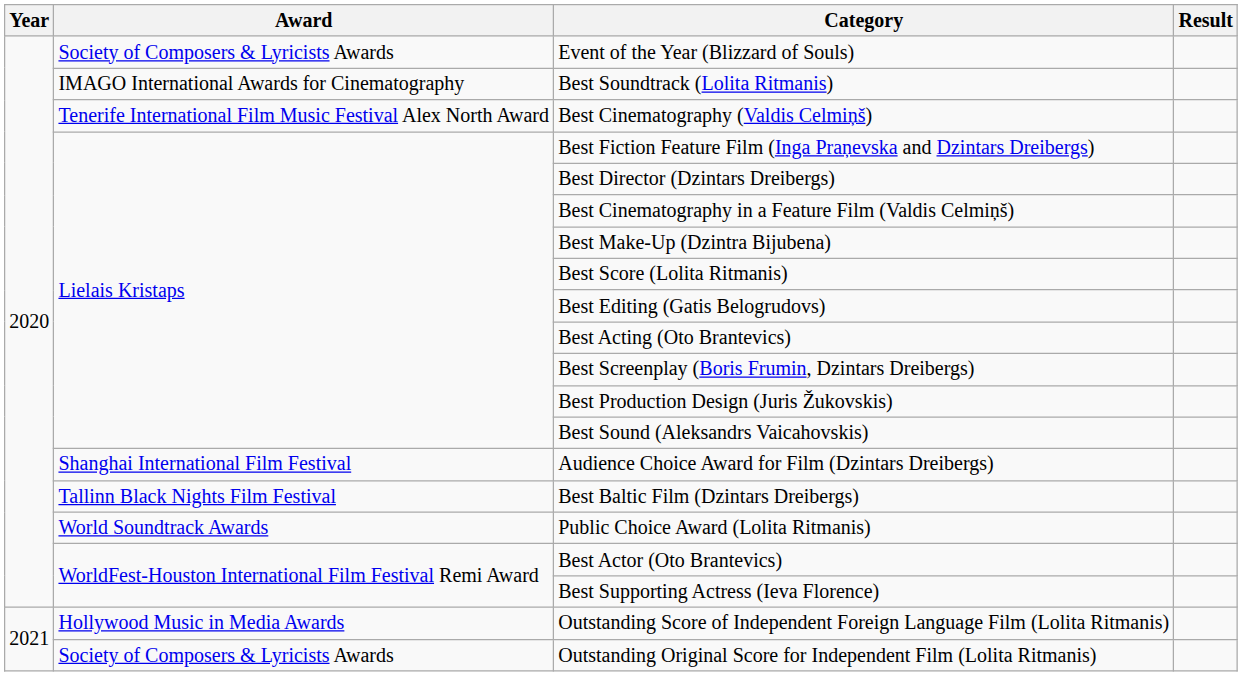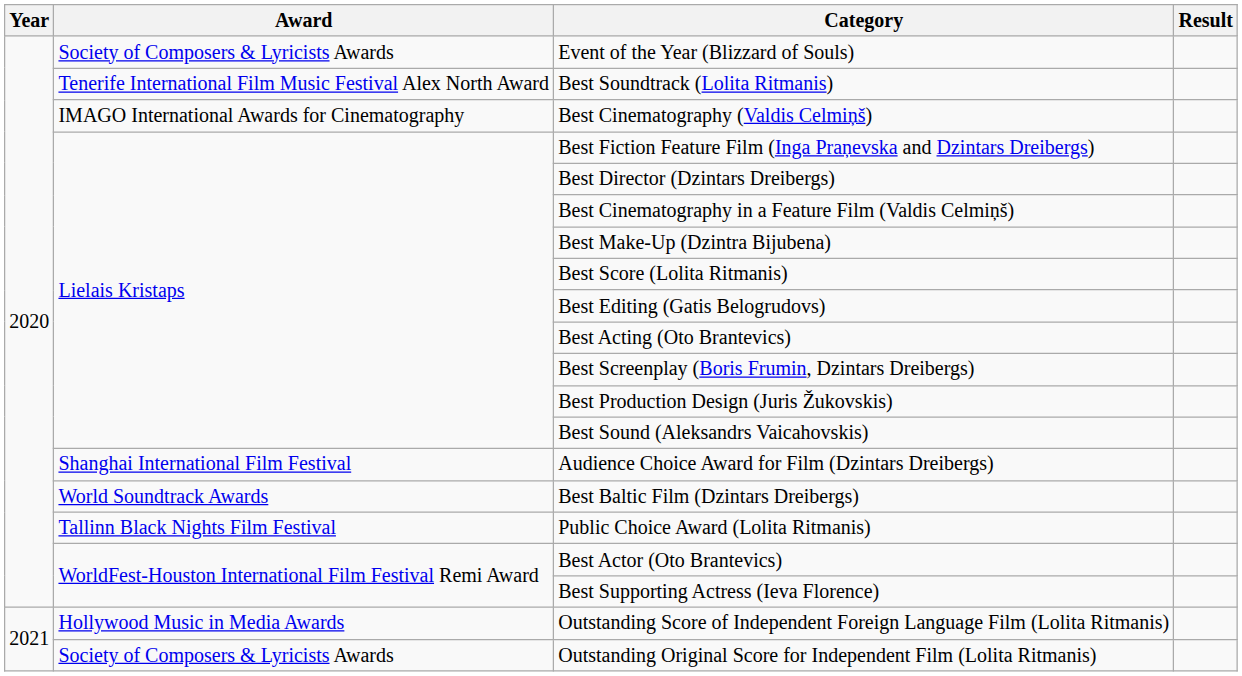(261, 83) IMAGO International Awards for Cinematography -> (304, 83) Tenerife International Film Music Festival Alex North Award
(304, 115) Tenerife International Film Music Festival Alex North Award -> (261, 115) IMAGO International Awards for Cinematography
(197, 496) Tallinn Black Nights Film Festival -> (163, 496) World Soundtrack Awards
(163, 527) World Soundtrack Awards -> (197, 527) Tallinn Black Nights Film Festival
